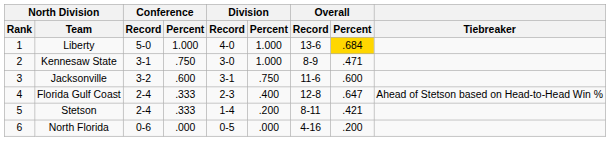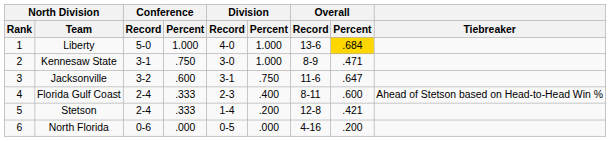(352, 78) .600 -> (352, 78) .647
(311, 95) 12-8 -> (311, 95) 8-11
(352, 95) .647 -> (352, 95) .600
(311, 111) 8-11 -> (311, 111) 12-8
